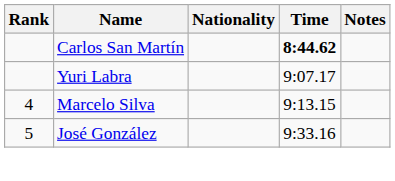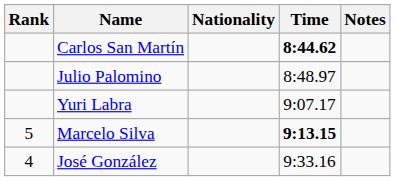+ row: (109, 76)
(29, 104) 4 -> (29, 133) 5
(310, 104) normal -> (310, 133) bold
(29, 133) 5 -> (29, 161) 4
